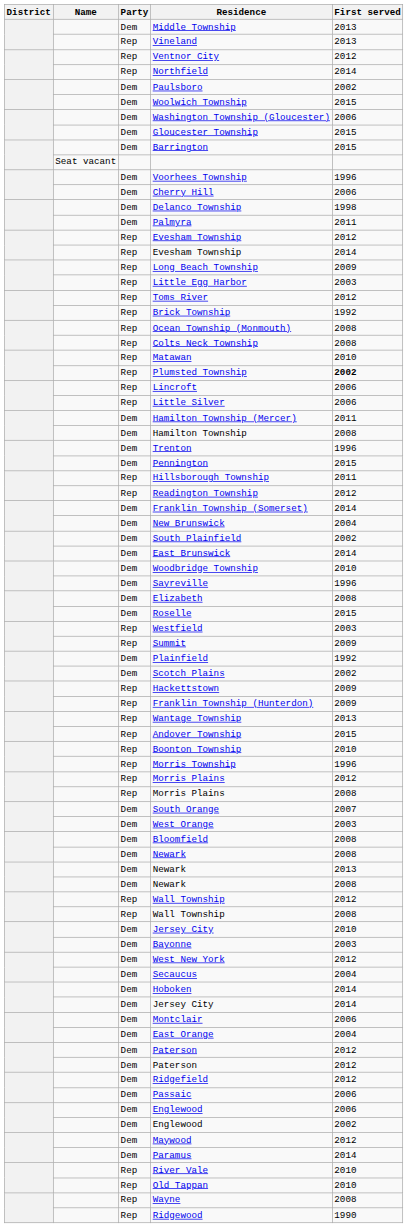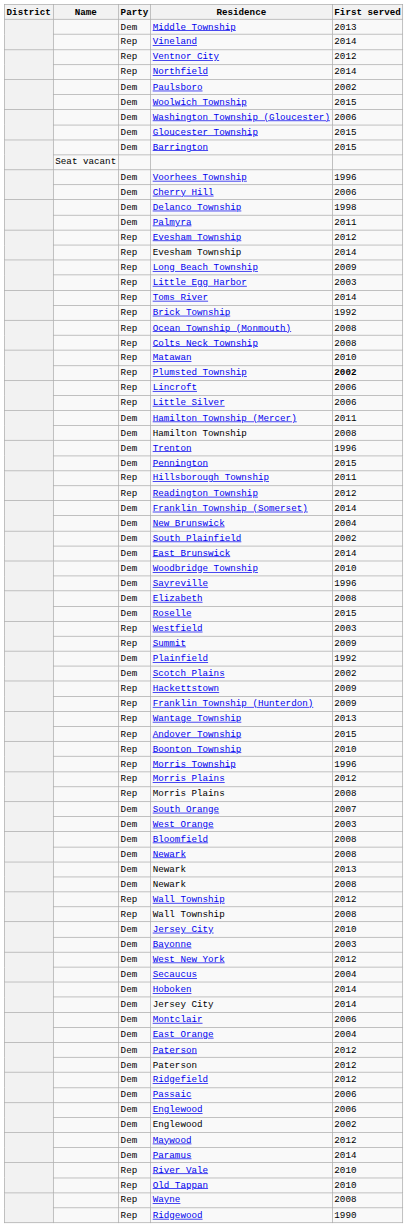(345, 42) 2013 -> (345, 42) 2014
(345, 298) 2012 -> (345, 298) 2014
